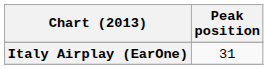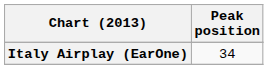(227, 54) 31 -> (227, 54) 34
